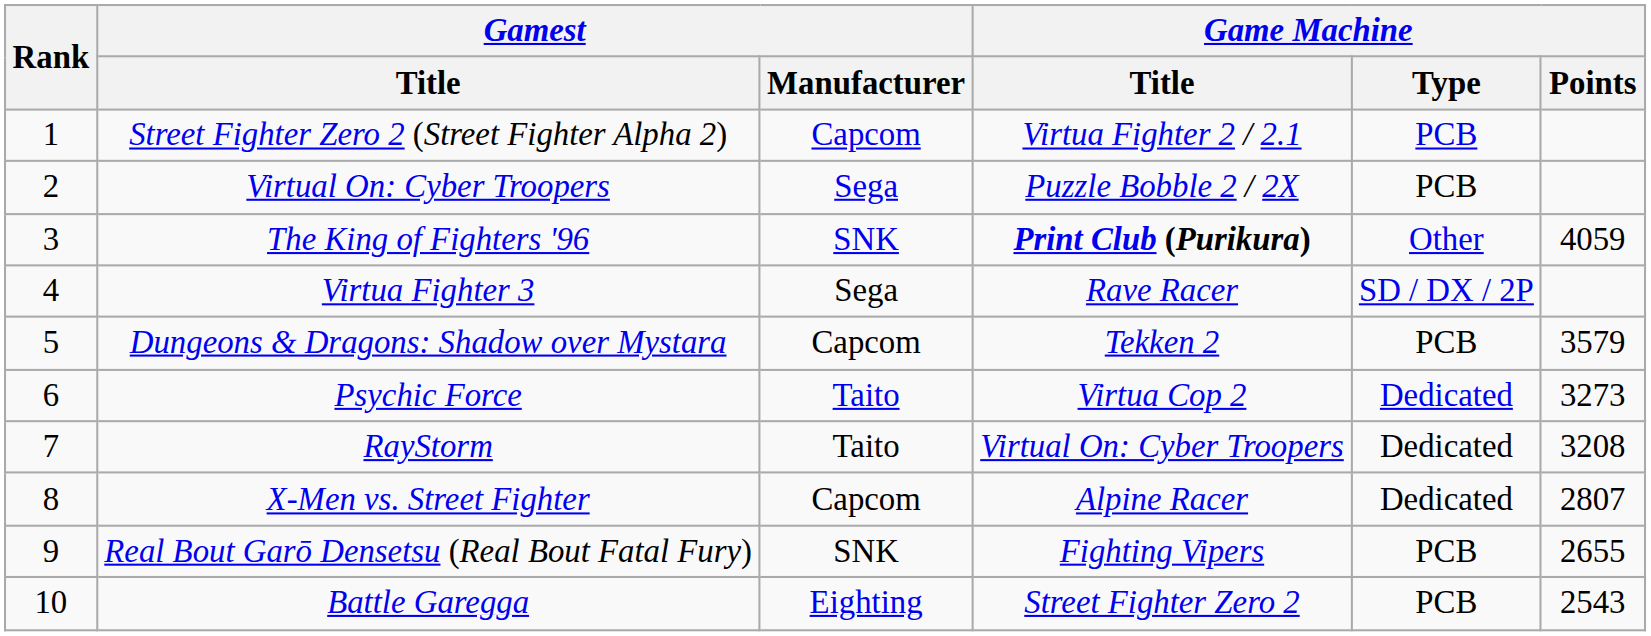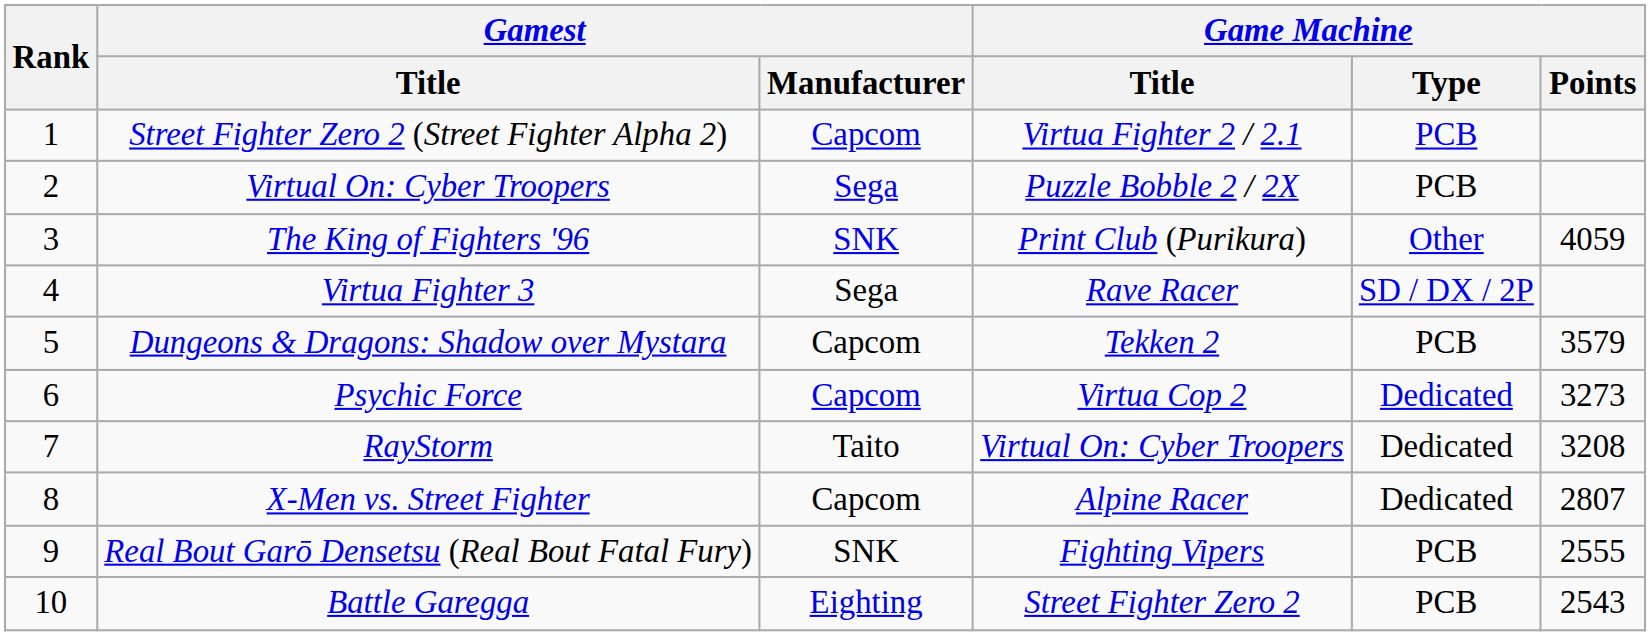(1162, 238) bold -> (1162, 238) normal
(866, 394) Taito -> (866, 394) Capcom
(1593, 550) 2655 -> (1593, 550) 2555
